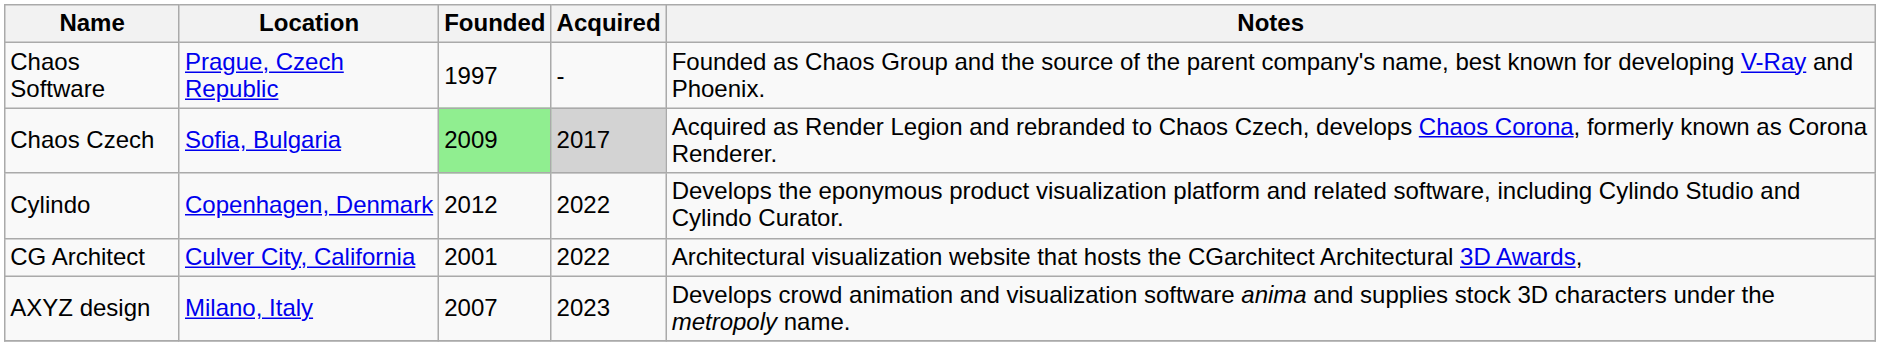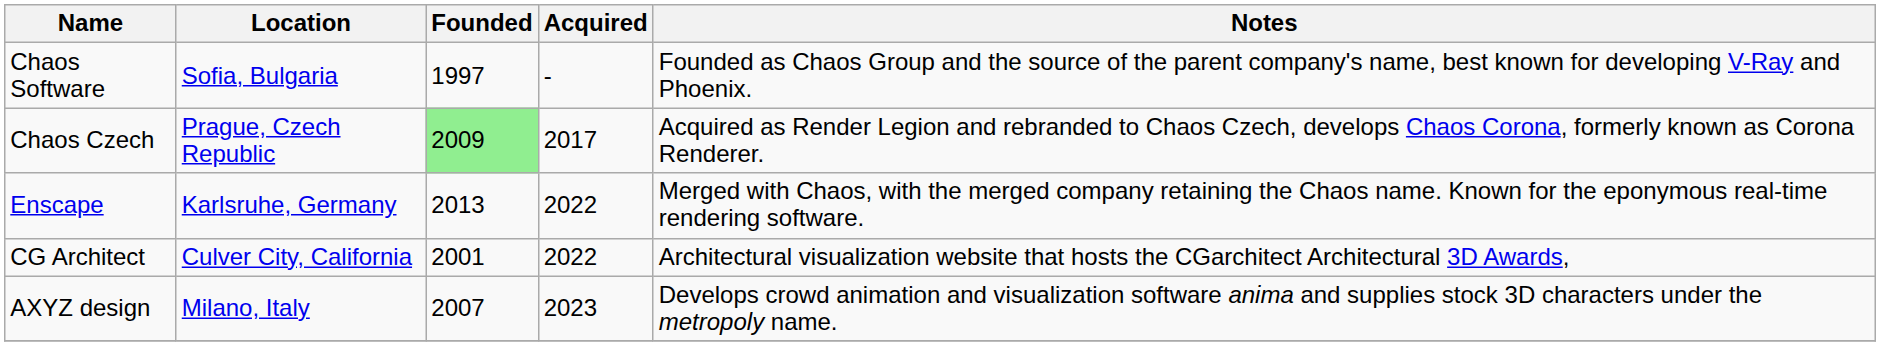(264, 75) Prague, Czech Republic -> (260, 75) Sofia, Bulgaria
(263, 140) Sofia, Bulgaria -> (261, 140) Prague, Czech Republic
(583, 140) lightgrey background -> (570, 140) no background
+ row: (57, 205)
- row: (50, 205)
